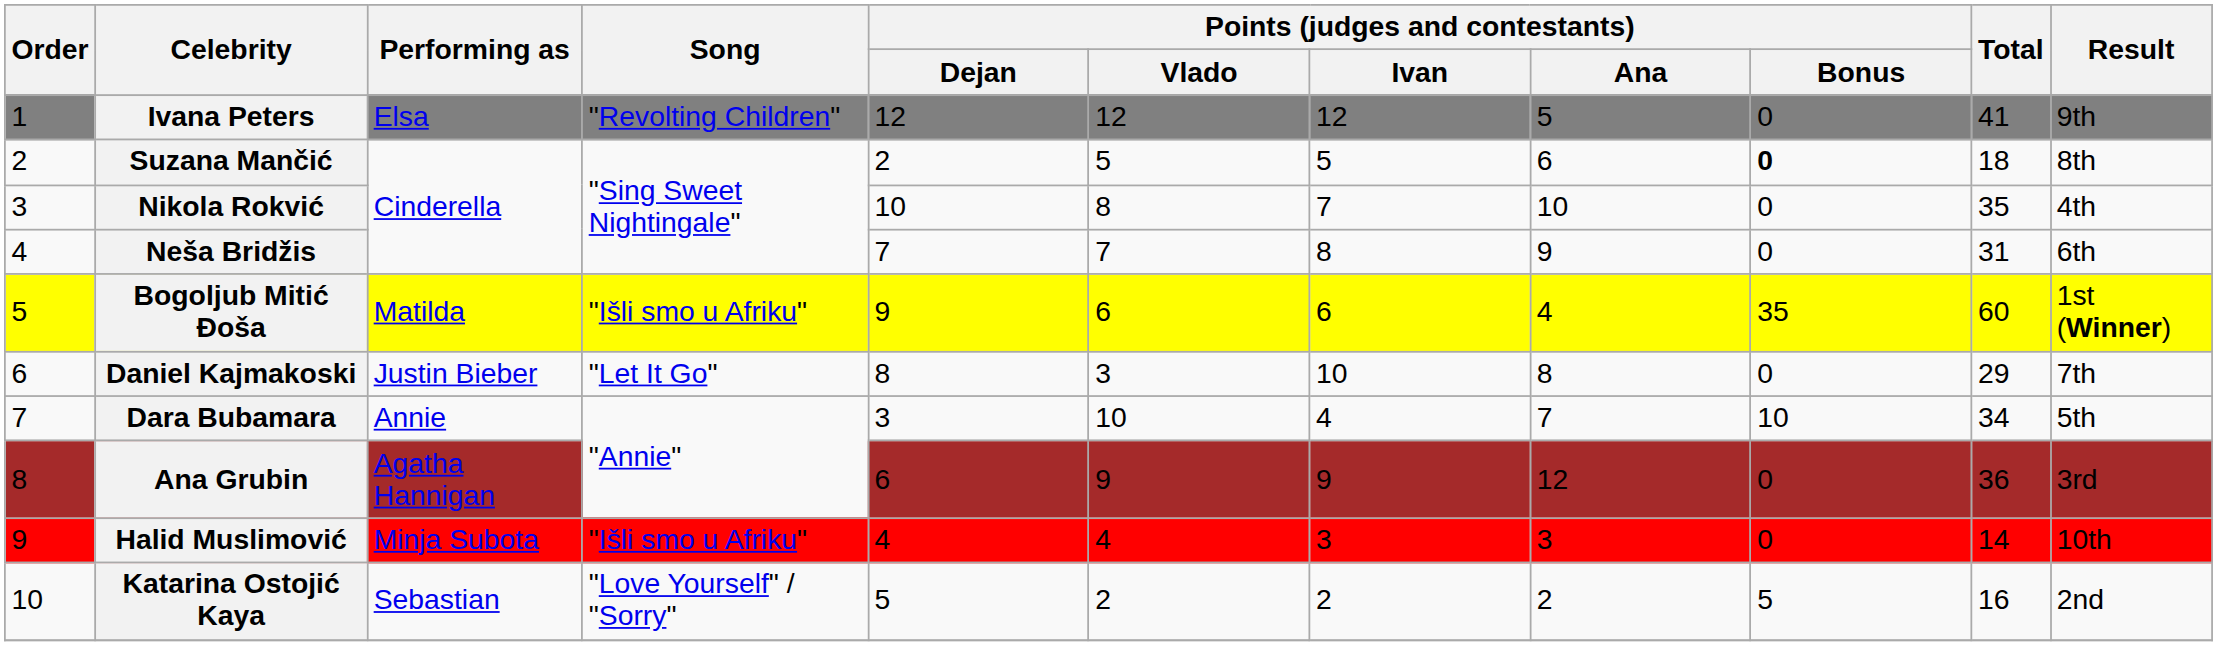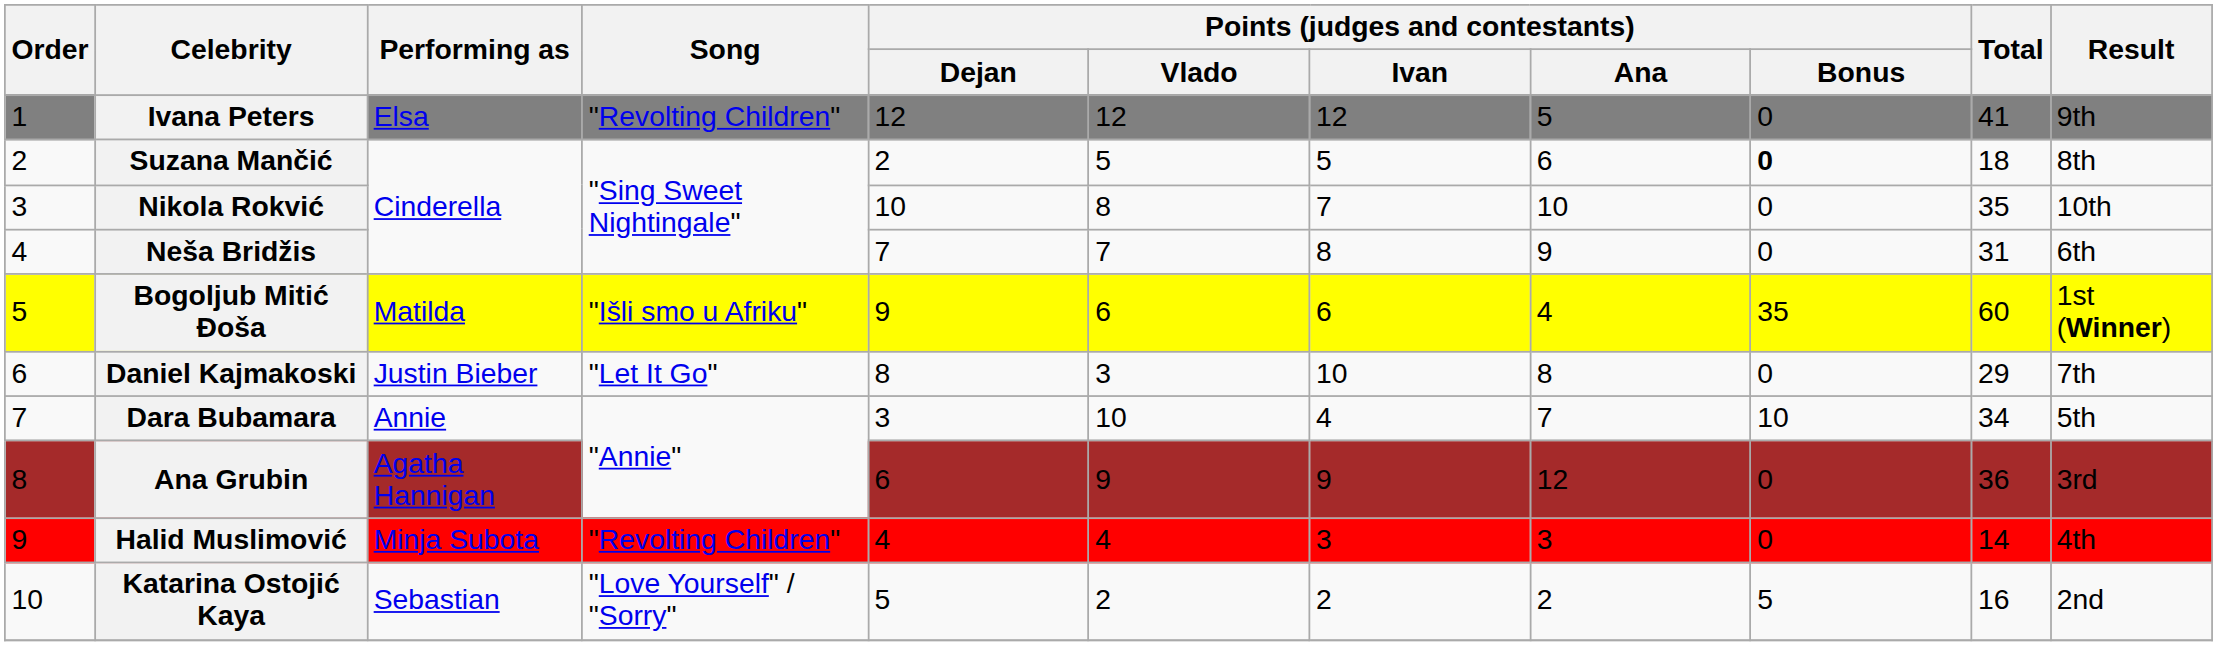(2076, 206) 4th -> (2084, 206) 10th
(698, 539) "Išli smo u Afriku" -> (714, 539) "Revolting Children"
(2084, 539) 10th -> (2076, 539) 4th
